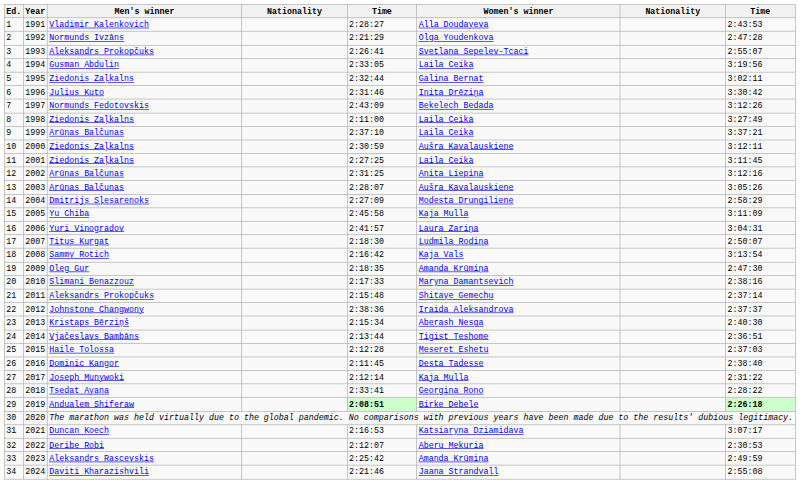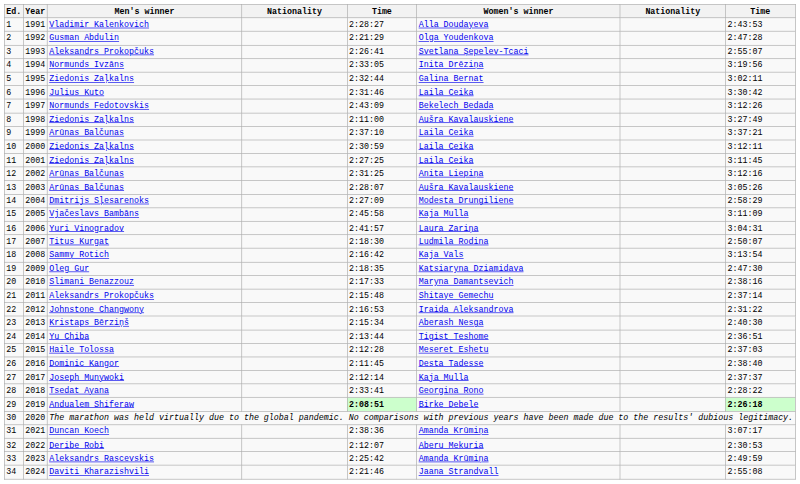(87, 38) Normunds Ivzāns -> (84, 38) Gusman Abdulin
(84, 65) Gusman Abdulin -> (87, 65) Normunds Ivzāns
(446, 65) Laila Ceika -> (451, 65) Inita Drēziņa
(451, 92) Inita Drēziņa -> (446, 92) Laila Ceika
(446, 120) Laila Ceika -> (466, 120) Aušra Kavalauskiene
(466, 147) Aušra Kavalauskiene -> (446, 147) Laila Ceika
(69, 214) Yu Chiba -> (94, 214) Vjačeslavs Bambāns
(454, 269) Amanda Krūmiņa -> (471, 269) Katsiaryna Dziamidava
(367, 309) 2:38:36 -> (367, 309) 2:16:53
(745, 309) 2:37:37 -> (745, 309) 2:31:22
(94, 337) Vjačeslavs Bambāns -> (69, 337) Yu Chiba
(745, 377) 2:31:22 -> (745, 377) 2:37:37
(367, 431) 2:16:53 -> (367, 431) 2:38:36
(471, 431) Katsiaryna Dziamidava -> (454, 431) Amanda Krūmiņa
